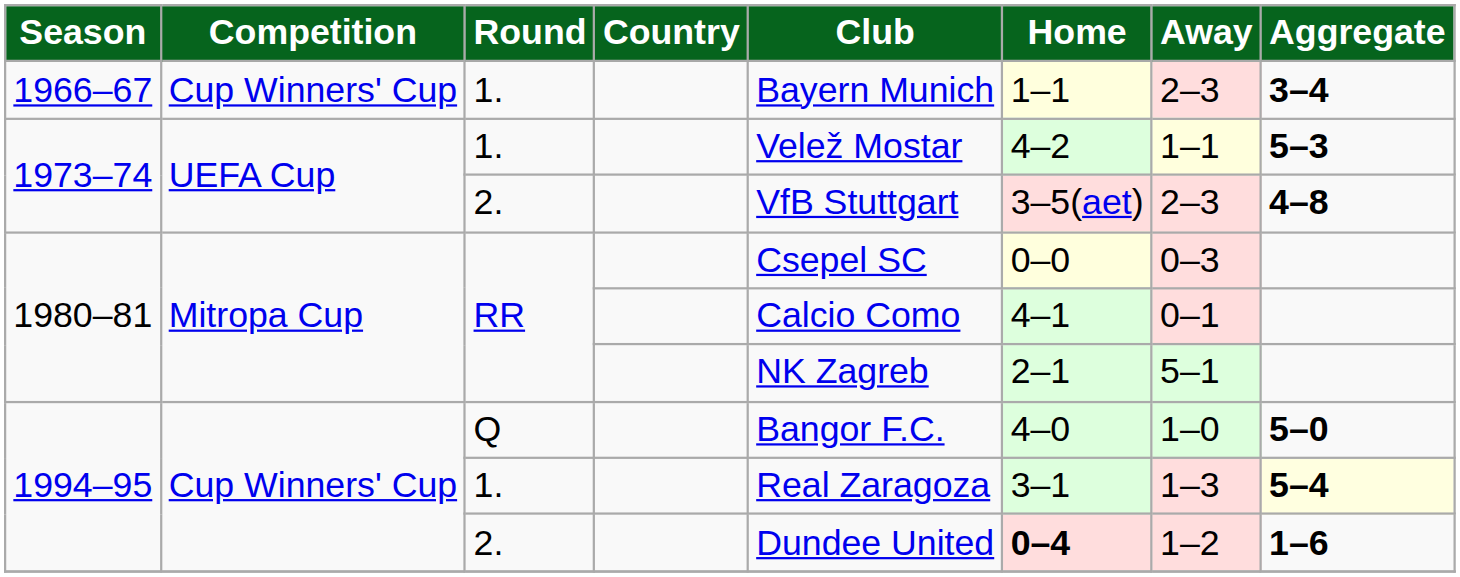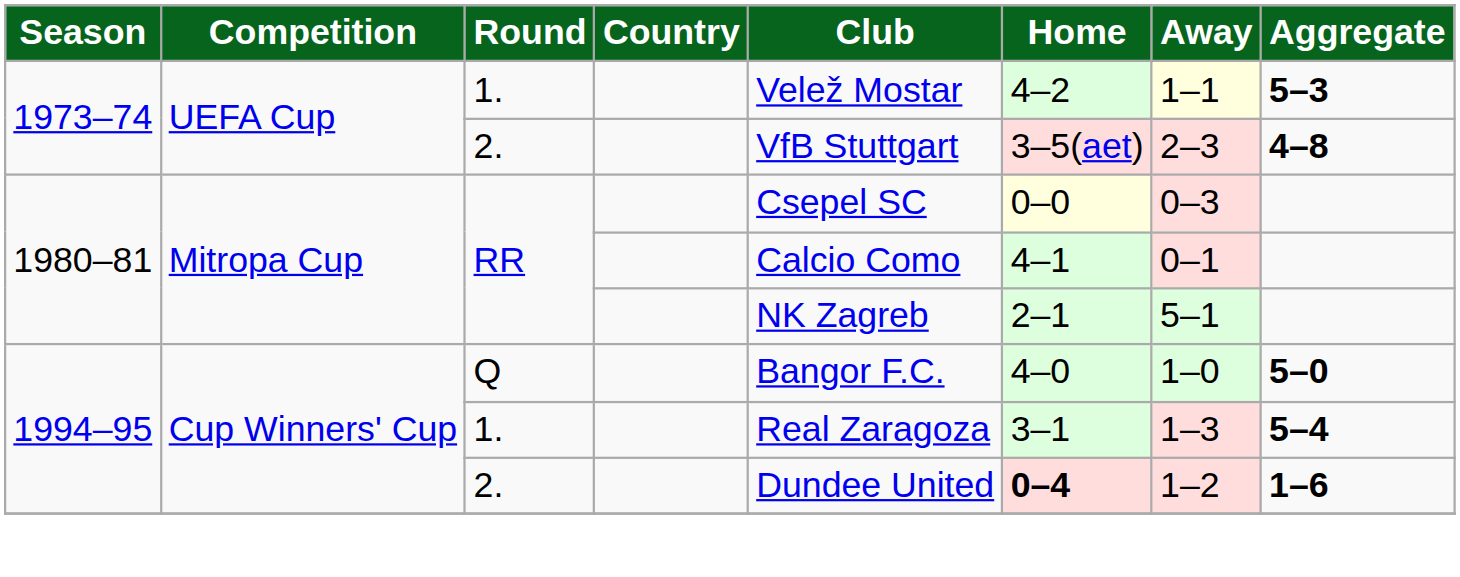- row: (83, 89)
(1299, 485) lightyellow background -> (1299, 428) no background
